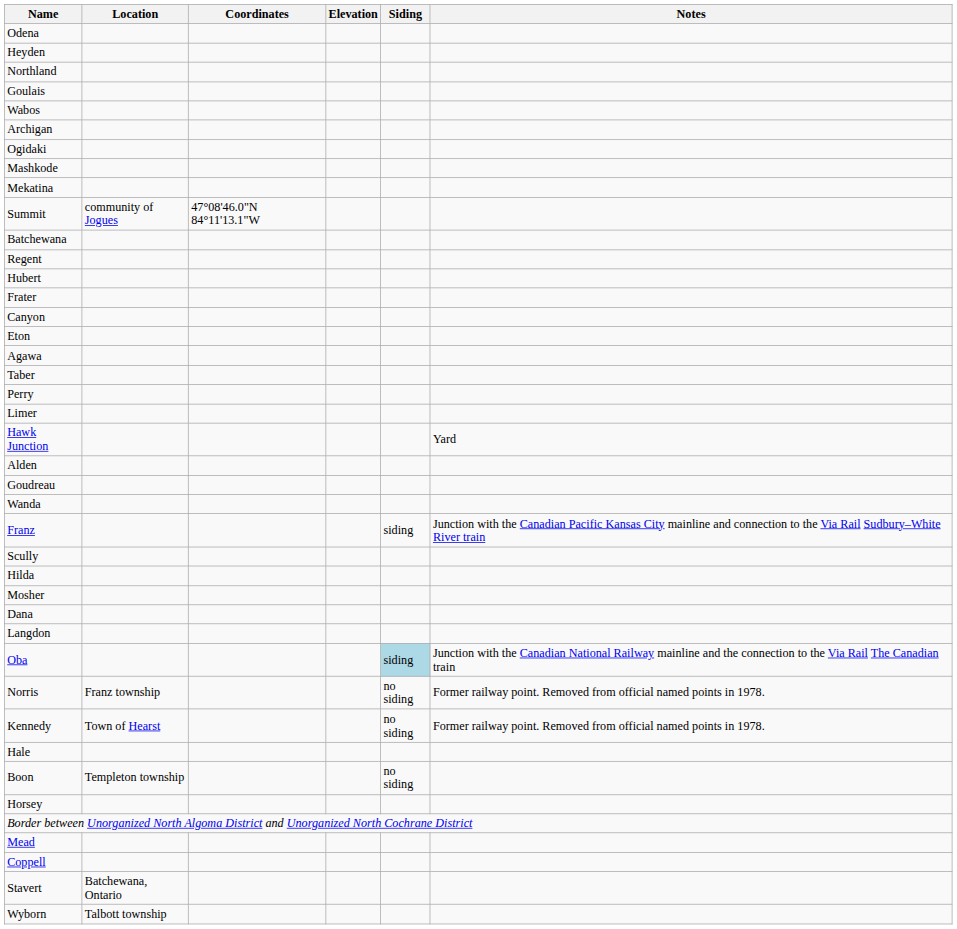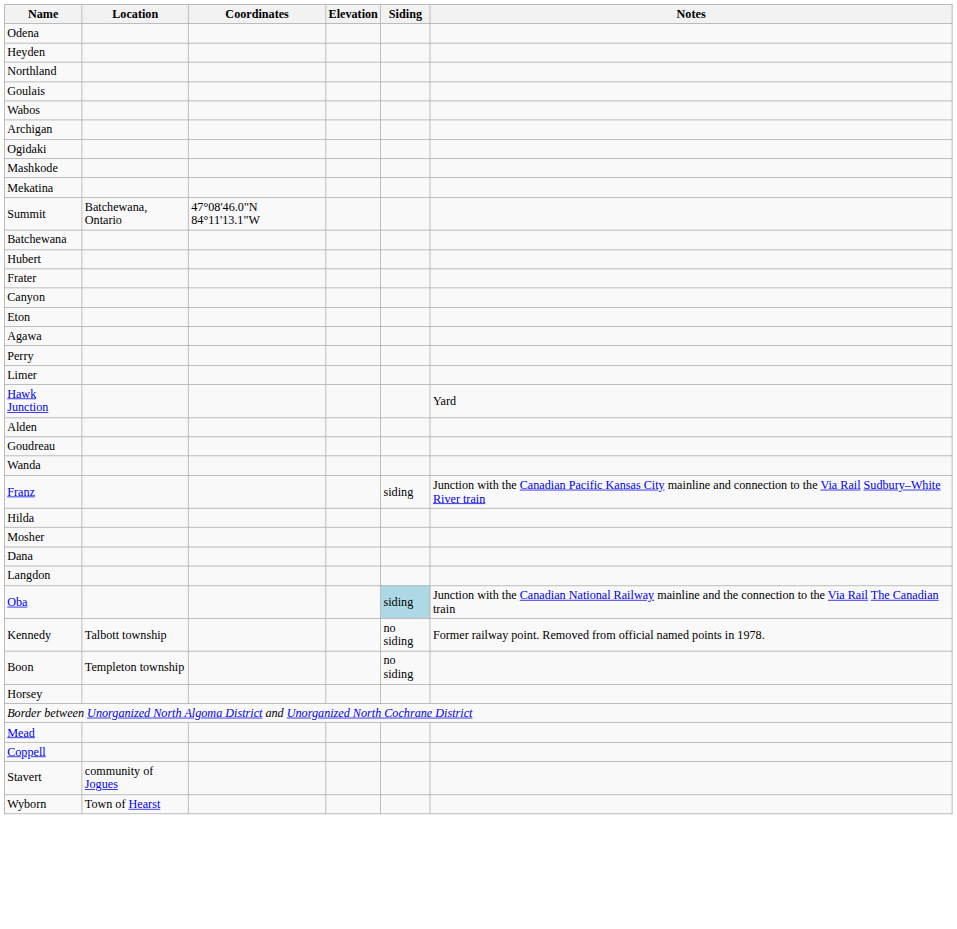(119, 213) community of Jogues -> (116, 213) Batchewana, Ontario
- row: (24, 259)
- row: (21, 374)
- row: (23, 556)
- row: (23, 692)
(123, 725) Town of Hearst -> (126, 634) Talbott township
- row: (19, 751)
(116, 888) Batchewana, Ontario -> (119, 778) community of Jogues
(126, 914) Talbott township -> (123, 804) Town of Hearst
